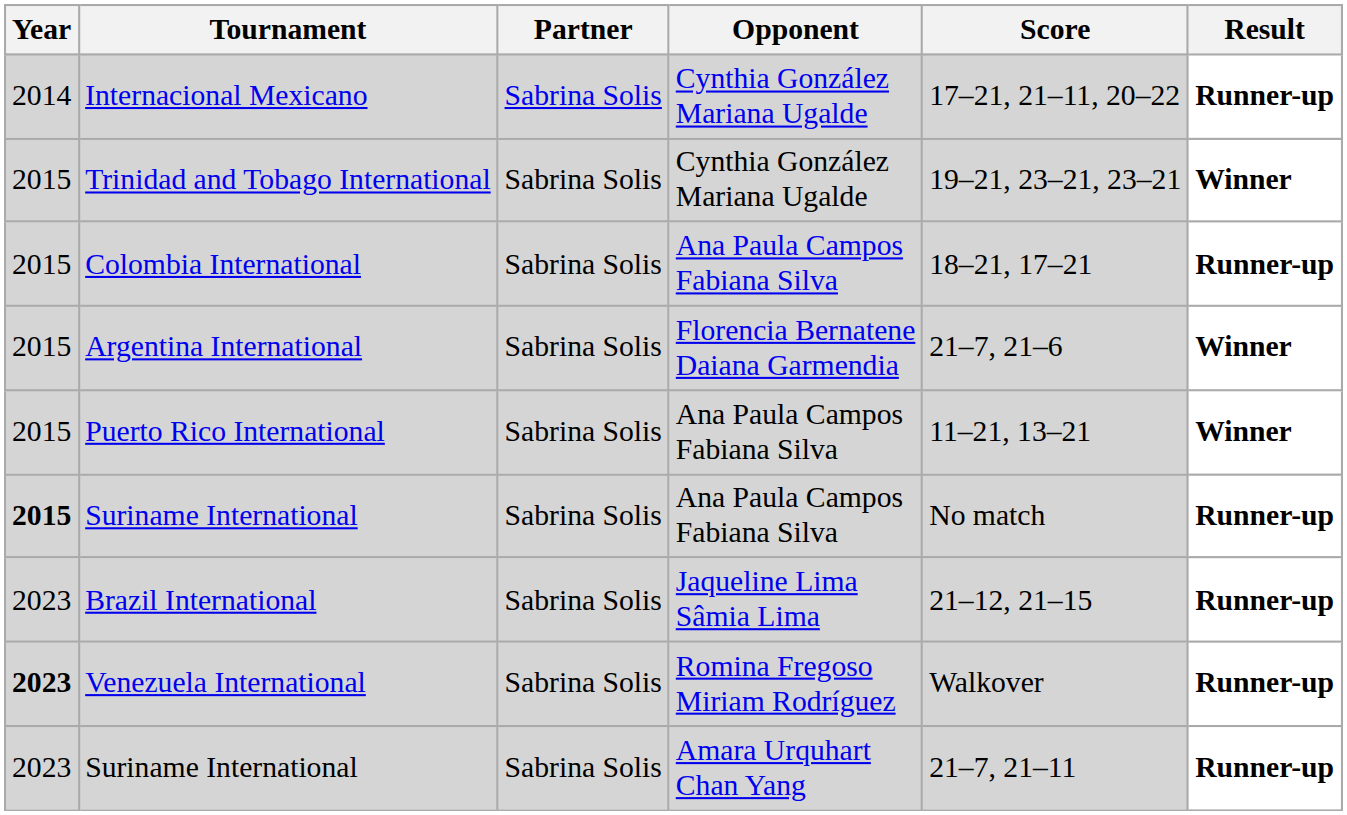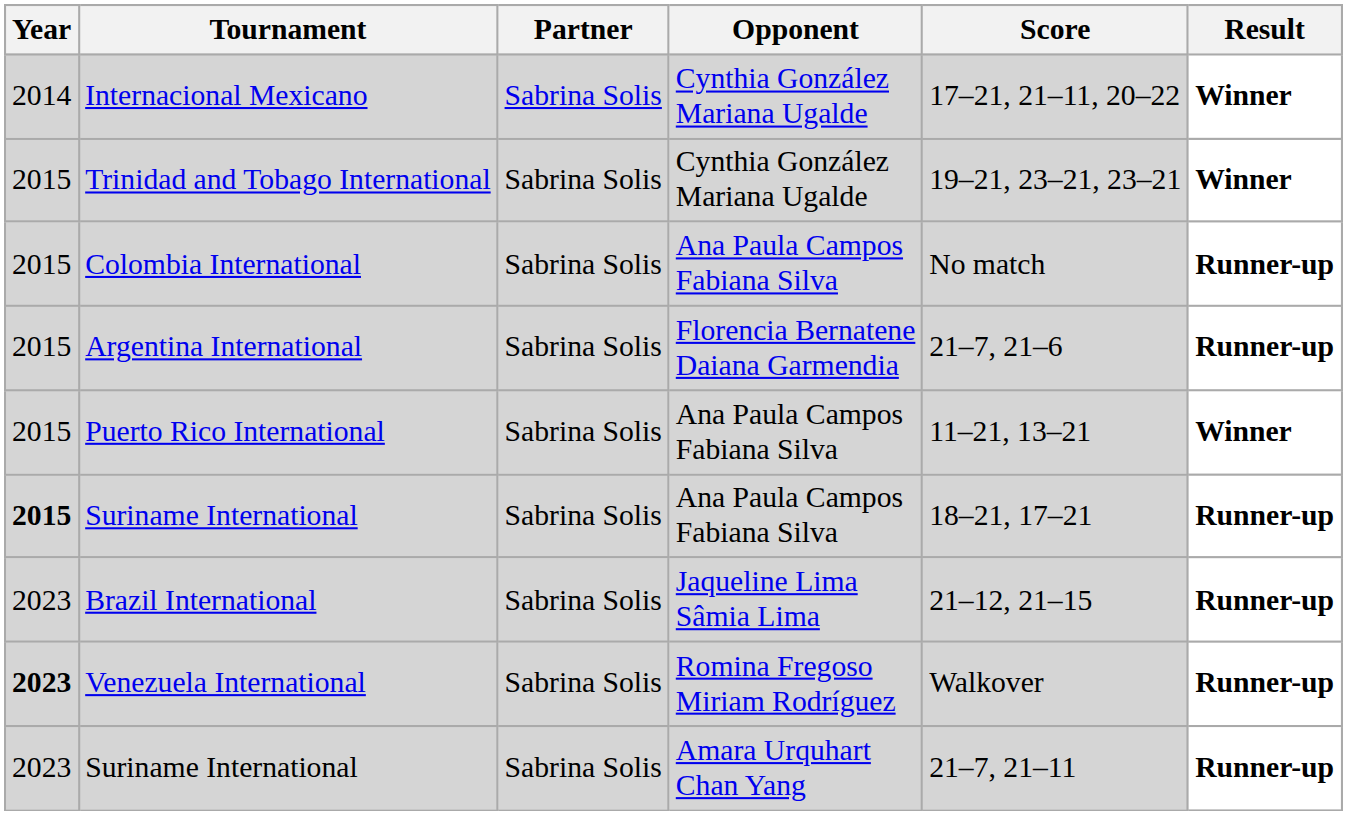(1265, 95) Runner-up -> (1243, 95) Winner
(1011, 263) 18–21, 17–21 -> (987, 263) No match
(1243, 347) Winner -> (1265, 347) Runner-up
(987, 515) No match -> (1011, 515) 18–21, 17–21
